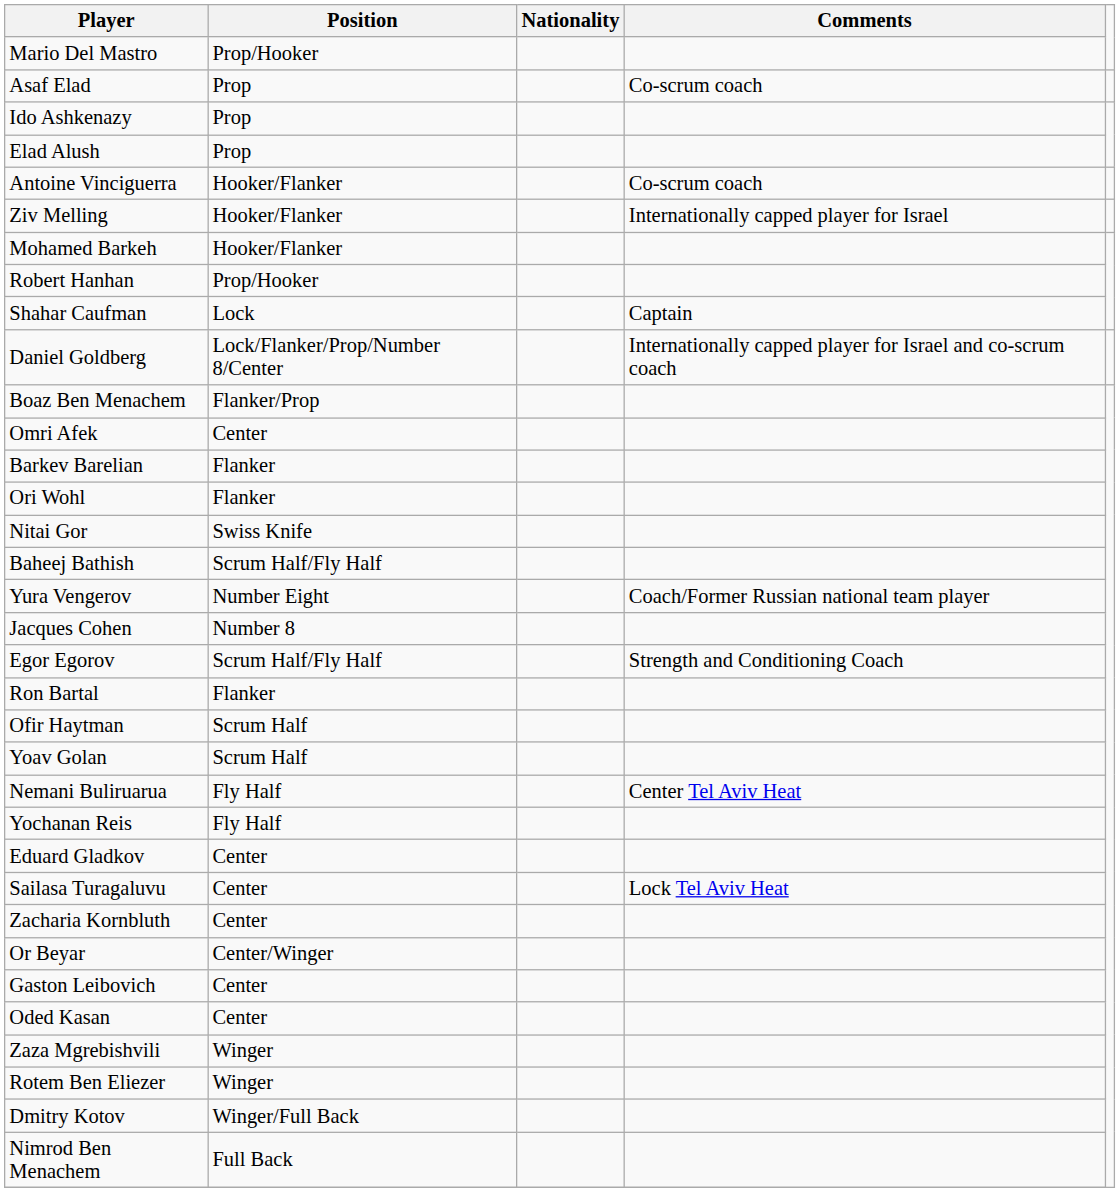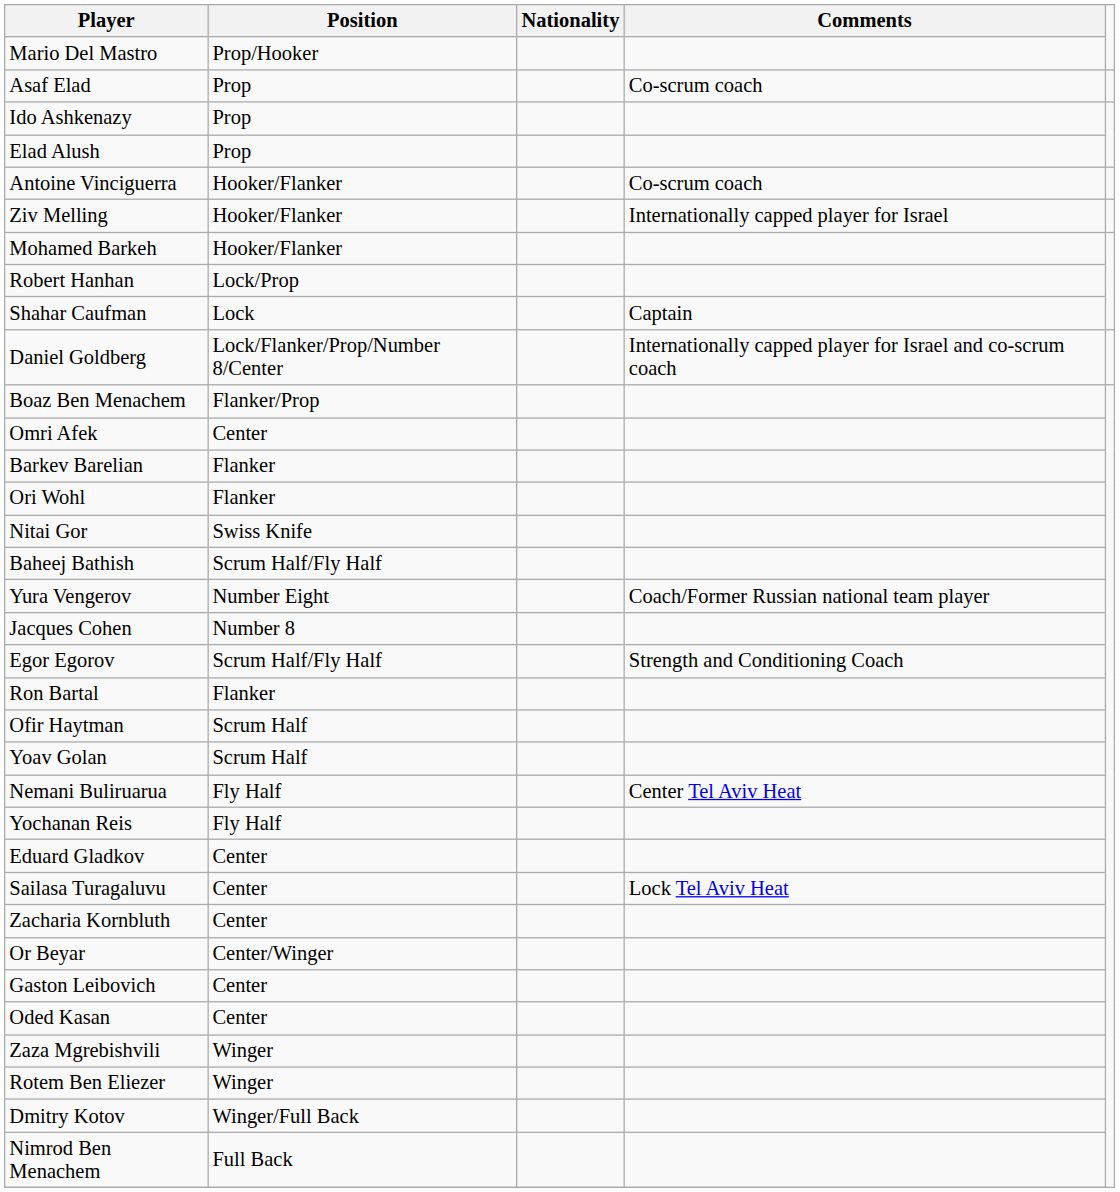(265, 280) Prop/Hooker -> (256, 280) Lock/Prop
